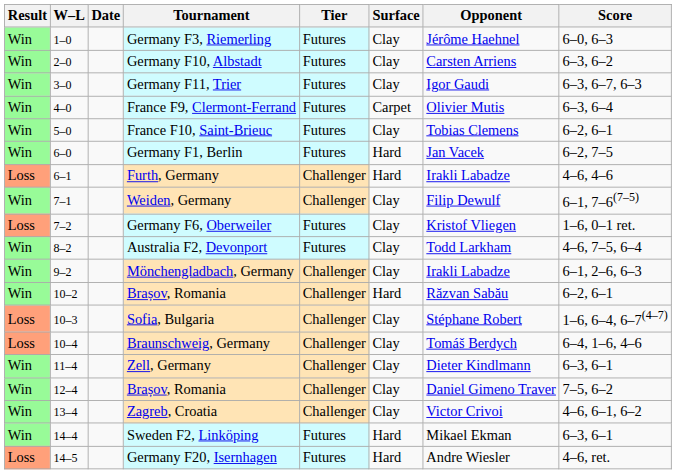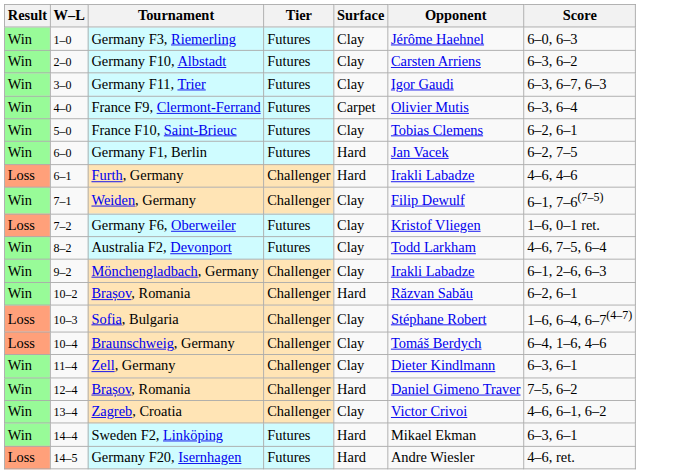- column: (106, 15)
(386, 389) Clay -> (351, 389) Hard
